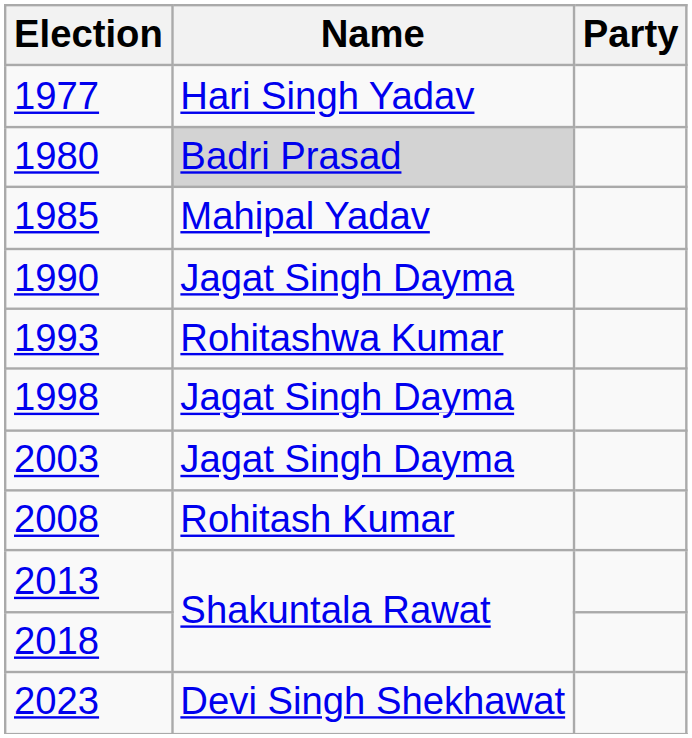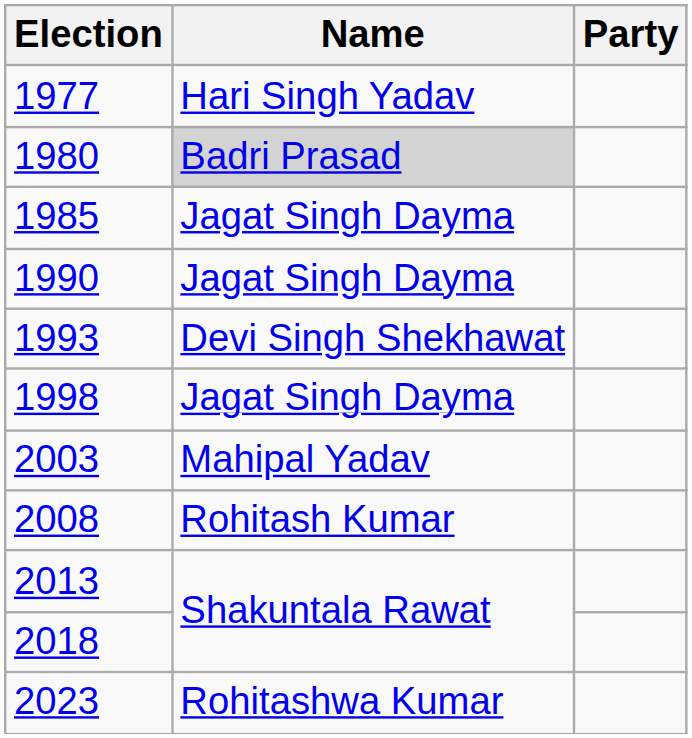(305, 216) Mahipal Yadav -> (347, 216) Jagat Singh Dayma
(342, 338) Rohitashwa Kumar -> (373, 338) Devi Singh Shekhawat
(347, 459) Jagat Singh Dayma -> (305, 459) Mahipal Yadav
(373, 701) Devi Singh Shekhawat -> (342, 701) Rohitashwa Kumar
